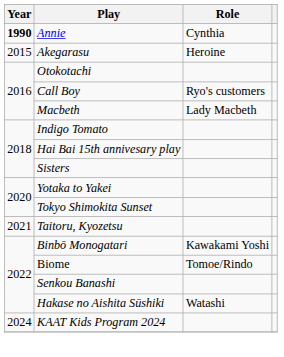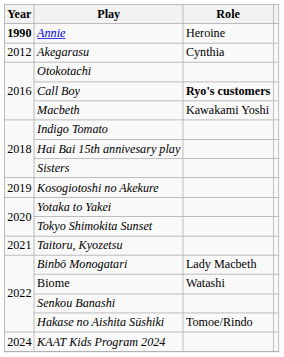(205, 33) Cynthia -> (205, 33) Heroine
(19, 52) 2015 -> (19, 52) 2012
(205, 52) Heroine -> (205, 52) Cynthia
(225, 91) normal -> (228, 91) bold
(221, 110) Lady Macbeth -> (227, 110) Kawakami Yoshi
+ row: (98, 187)
(227, 245) Kawakami Yoshi -> (221, 264) Lady Macbeth
(219, 264) Tomoe/Rindo -> (205, 284) Watashi
(205, 303) Watashi -> (219, 322) Tomoe/Rindo
